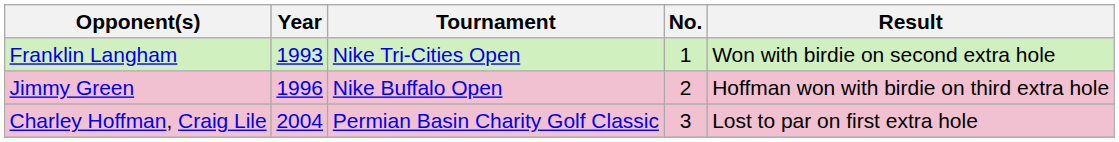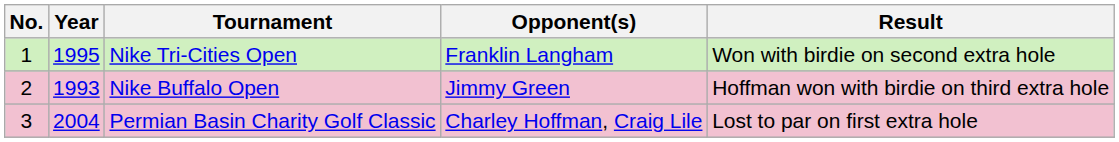columns swapped: (686, 21) <-> (138, 21)
(300, 55) 1993 -> (76, 55) 1995
(300, 88) 1996 -> (76, 88) 1993
